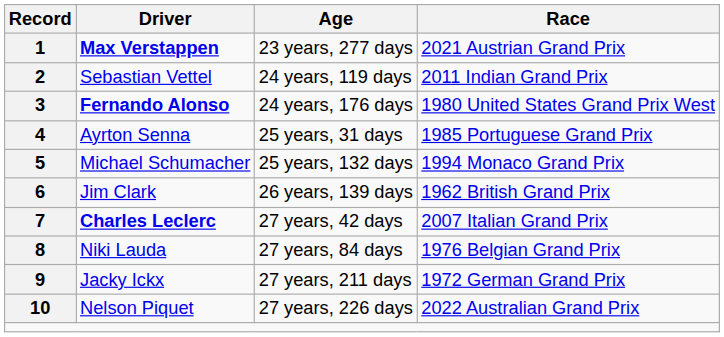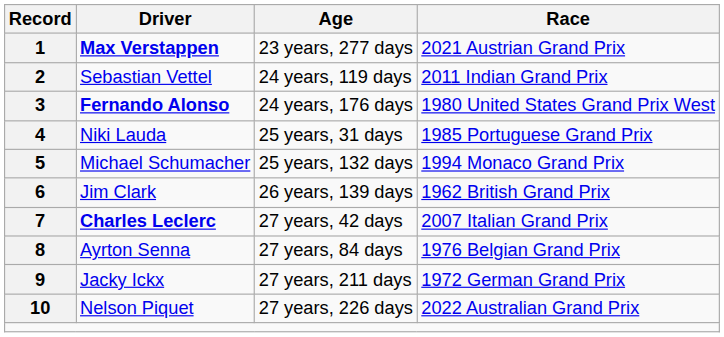(135, 134) Ayrton Senna -> (123, 134) Niki Lauda
(123, 250) Niki Lauda -> (135, 250) Ayrton Senna
